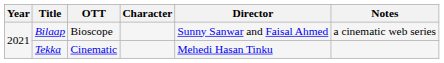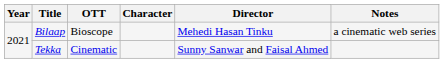(253, 31) Sunny Sanwar and Faisal Ahmed -> (225, 31) Mehedi Hasan Tinku
(225, 49) Mehedi Hasan Tinku -> (253, 49) Sunny Sanwar and Faisal Ahmed
